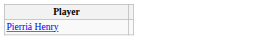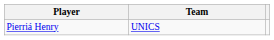+ column: (197, 12)
